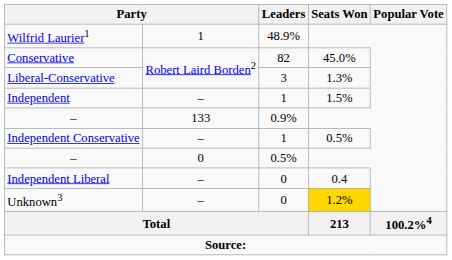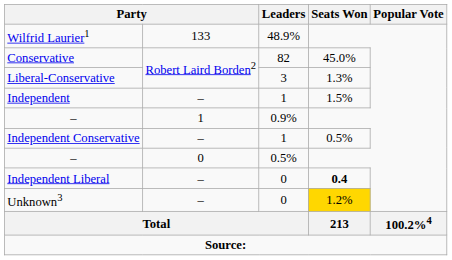(201, 36) 1 -> (201, 36) 133
(201, 118) 133 -> (201, 118) 1
(339, 178) normal -> (339, 178) bold
